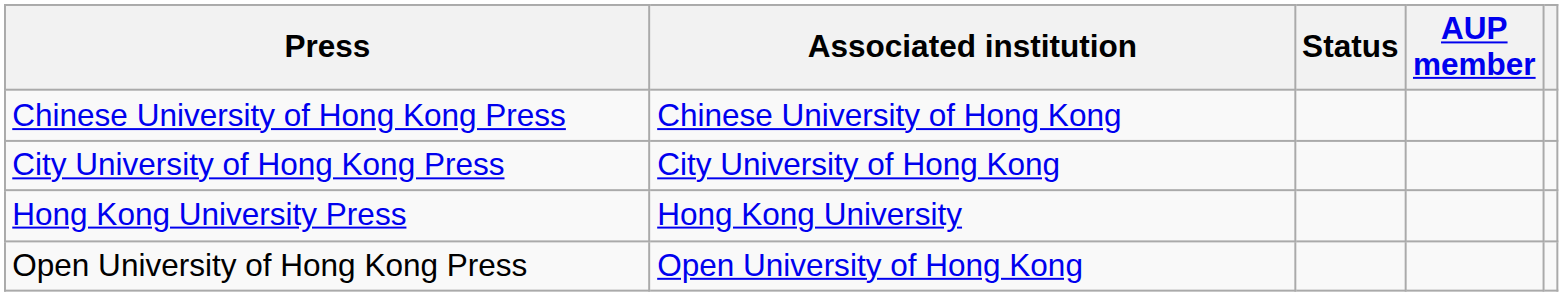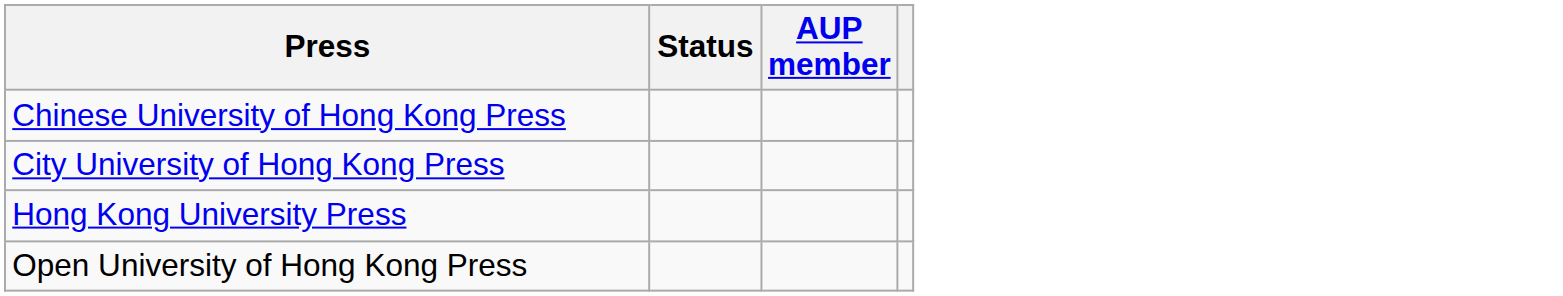- column: (972, 47)
